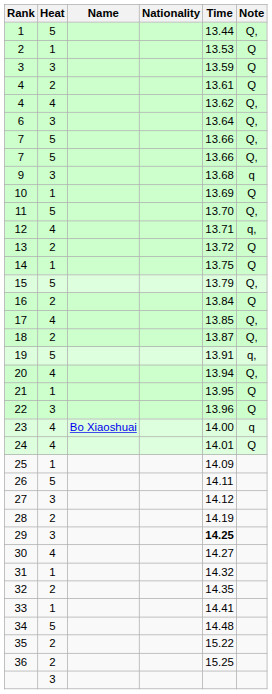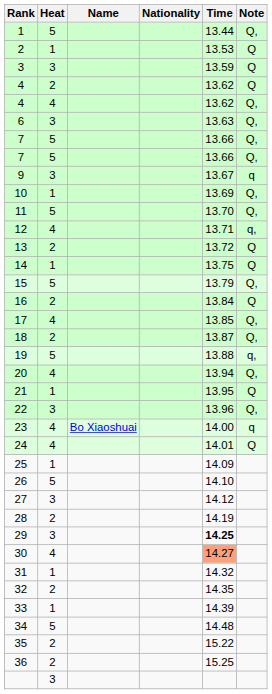(220, 85) 13.61 -> (220, 85) 13.62
(220, 121) 13.64 -> (220, 121) 13.63
(220, 175) 13.68 -> (220, 175) 13.67
(252, 193) Q -> (252, 193) Q,
(220, 355) 13.91 -> (220, 355) 13.88
(252, 409) Q -> (252, 409) Q,
(220, 481) 14.11 -> (220, 481) 14.10
(220, 553) no background -> (220, 553) lightsalmon background
(220, 608) 14.41 -> (220, 608) 14.39
